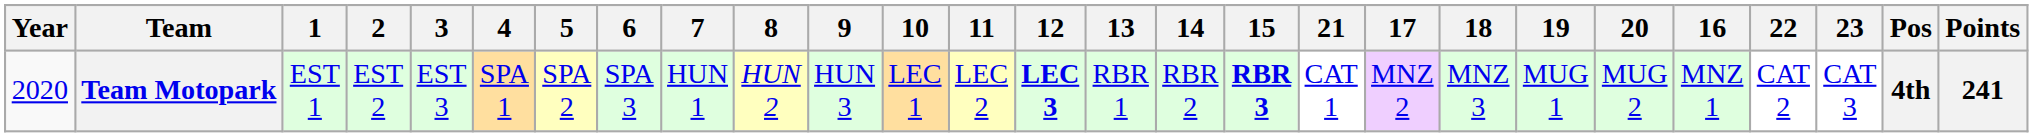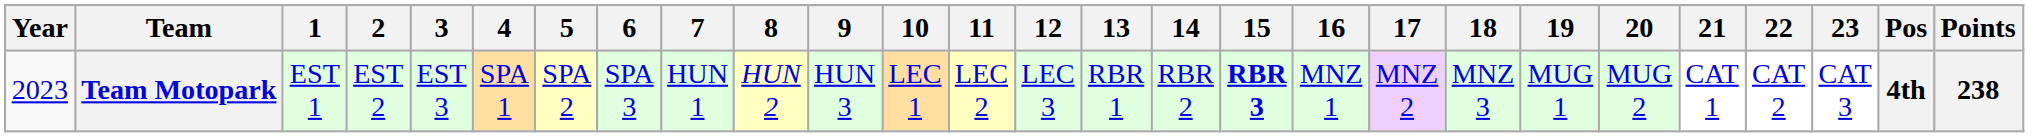columns swapped: (1712, 27) <-> (1331, 27)
(40, 90) 2020 -> (40, 90) 2023
(1050, 90) bold -> (1048, 90) normal
(1983, 90) 241 -> (1978, 90) 238
